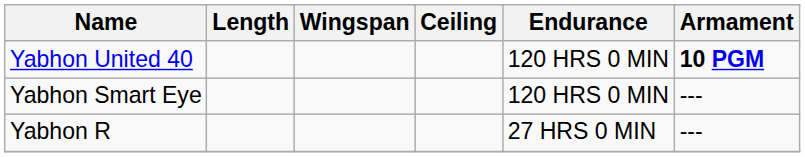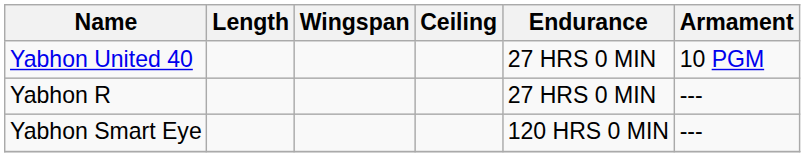(588, 59) 120 HRS 0 MIN -> (582, 59) 27 HRS 0 MIN
(722, 59) bold -> (722, 59) normal
rows swapped: (106, 95) <-> (60, 132)
